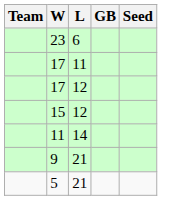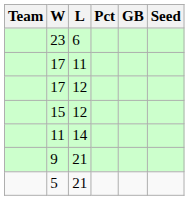+ column: (105, 16)
